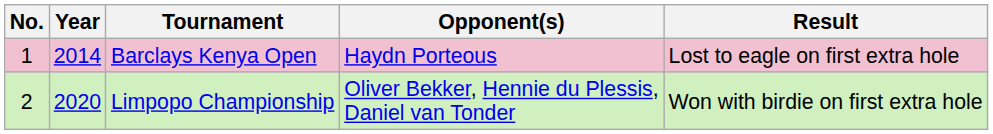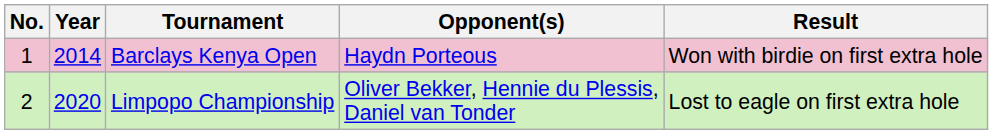(814, 55) Lost to eagle on first extra hole -> (826, 55) Won with birdie on first extra hole
(826, 101) Won with birdie on first extra hole -> (814, 101) Lost to eagle on first extra hole
